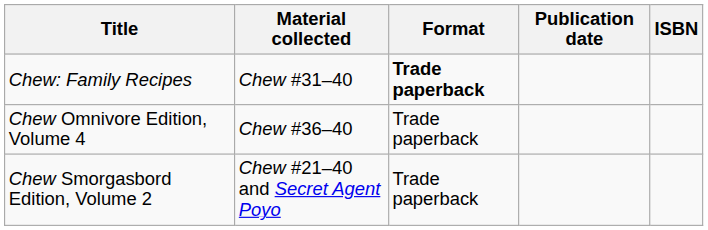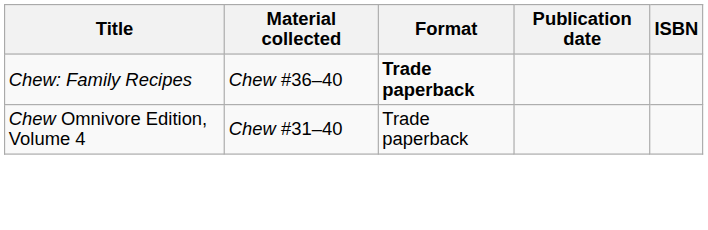(296, 79) Chew #31–40 -> (286, 79) Chew #36–40
(296, 129) Chew #36–40 -> (286, 129) Chew #31–40
- row: (90, 189)
